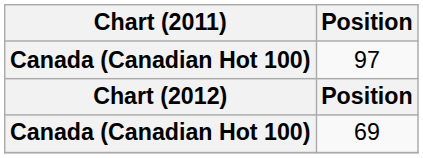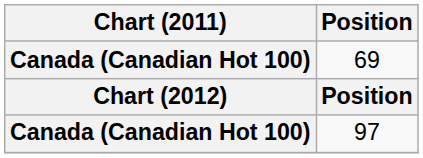rows swapped: (367, 133) <-> (367, 59)
